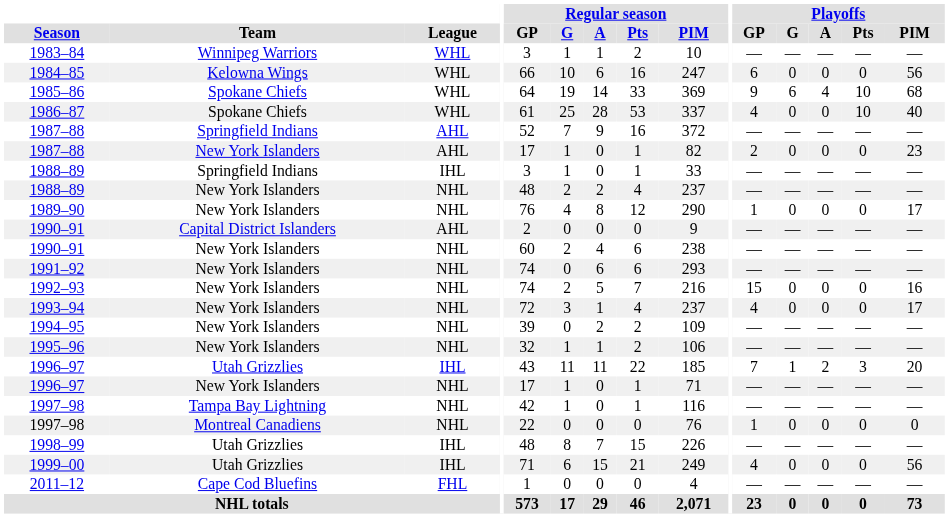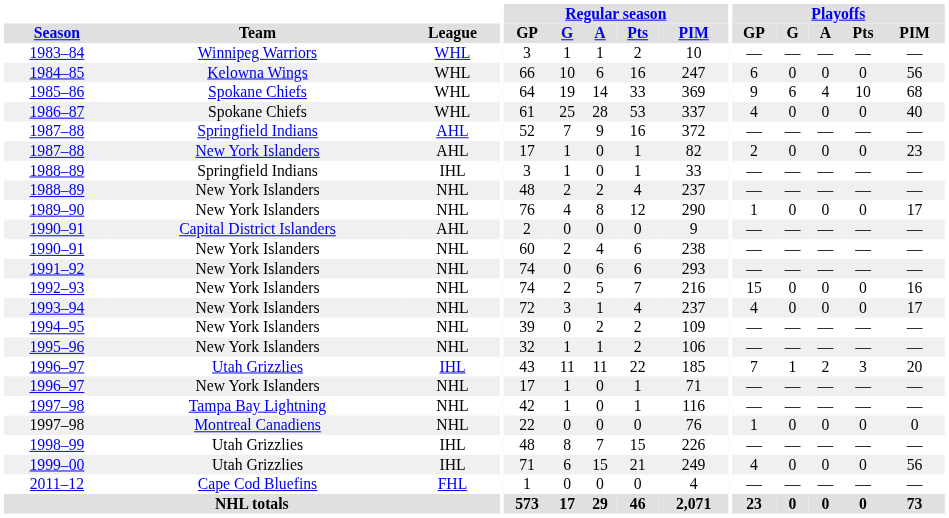(863, 111) 10 -> (863, 111) 0
